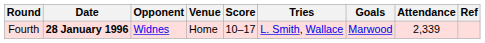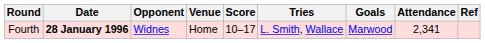(426, 30) 2,339 -> (426, 30) 2,341
